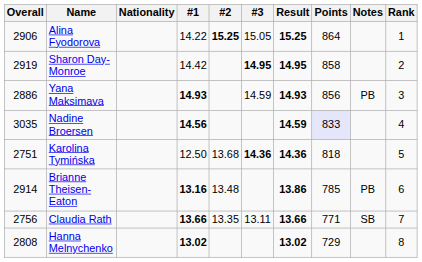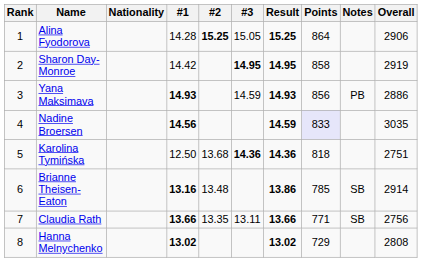columns swapped: (401, 13) <-> (25, 13)
(193, 36) 14.22 -> (183, 36) 14.28
(368, 190) PB -> (358, 190) SB
